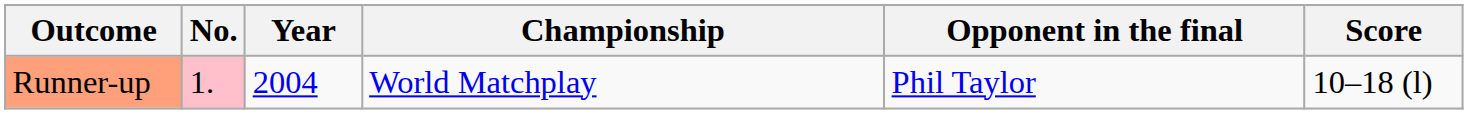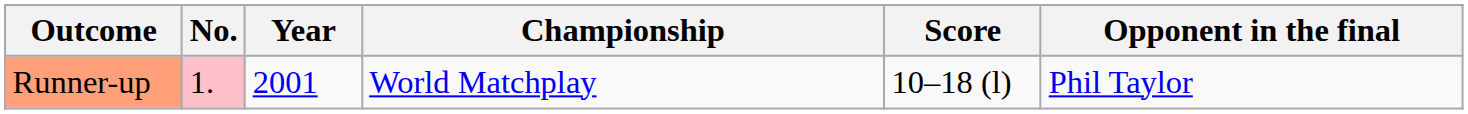columns swapped: (1095, 30) <-> (1384, 30)
(285, 81) 2004 -> (285, 81) 2001
